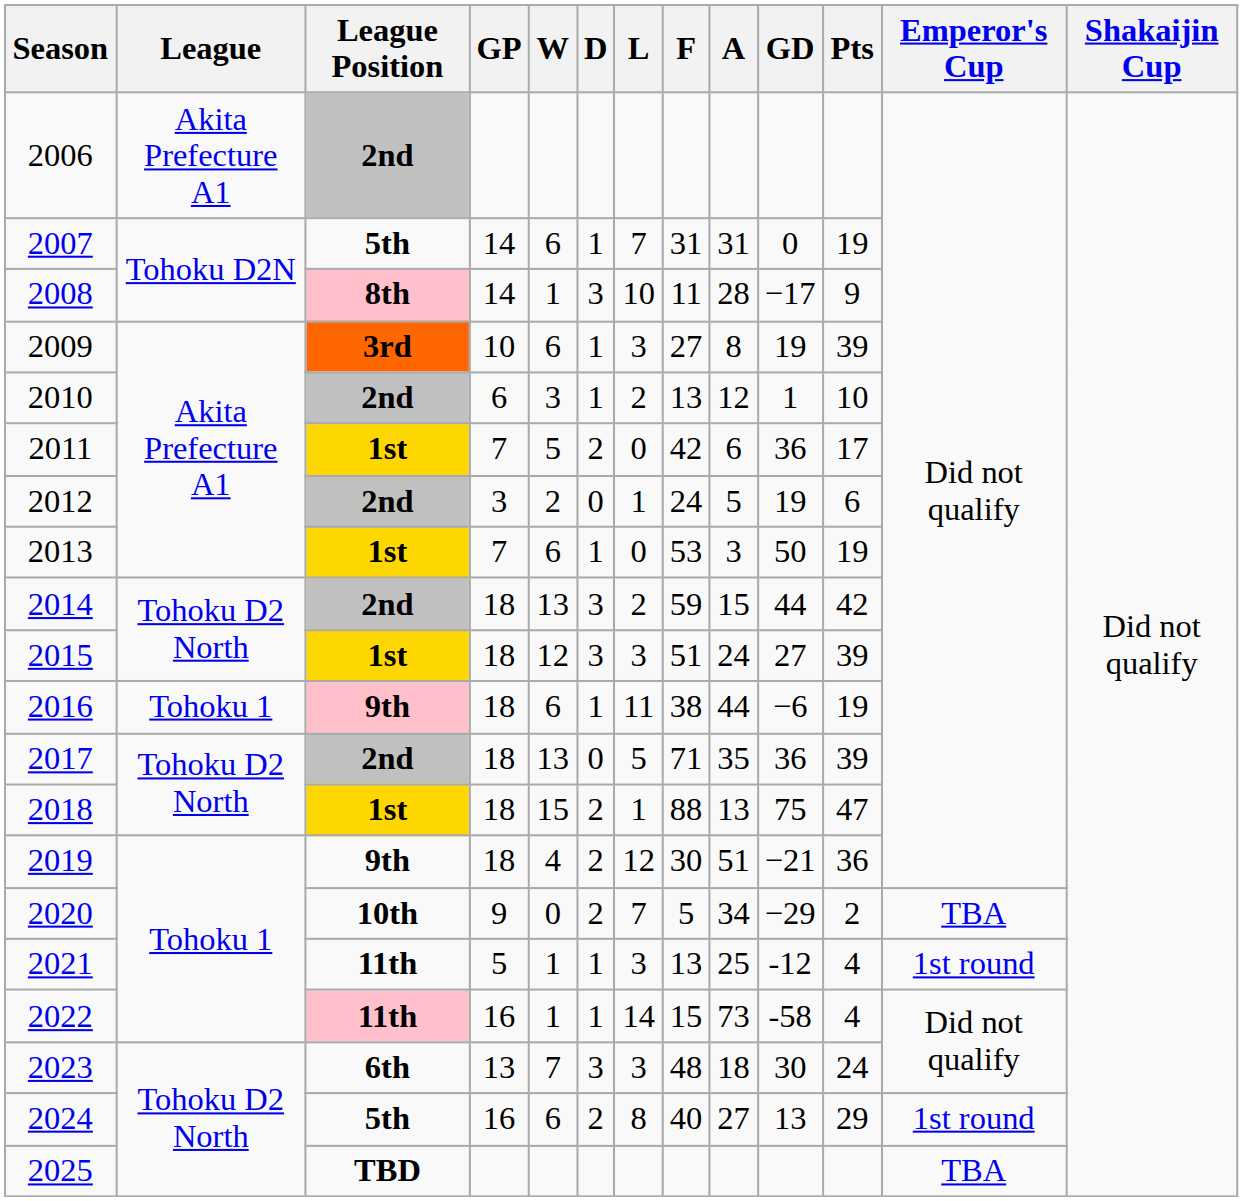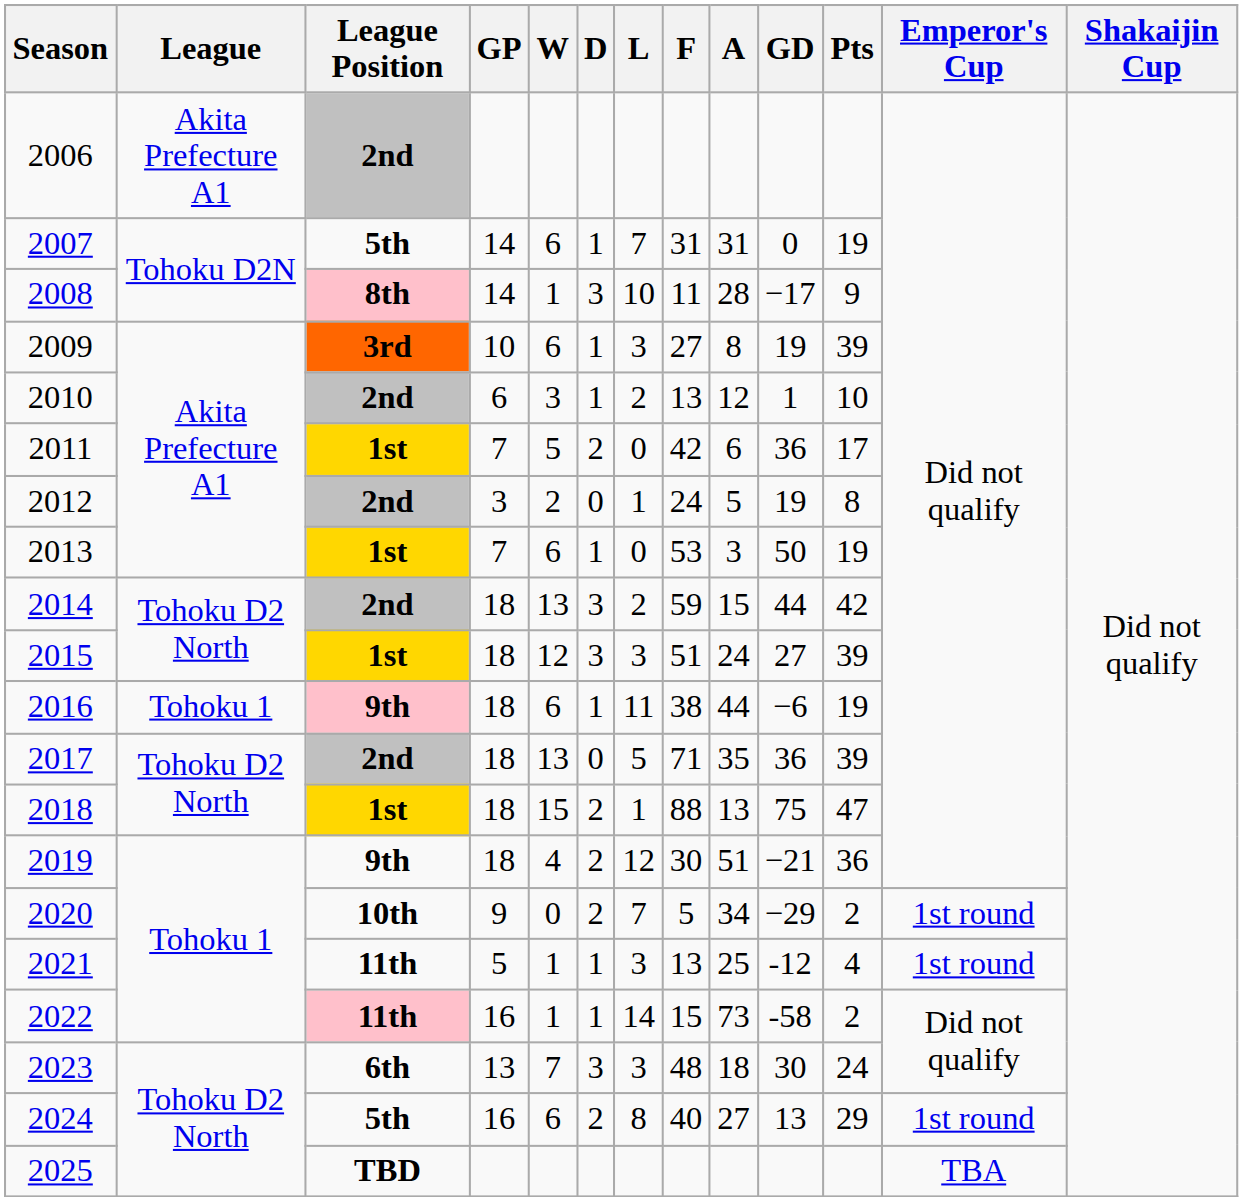(852, 500) 6 -> (852, 500) 8
(974, 912) TBA -> (974, 912) 1st round
(852, 1015) 4 -> (852, 1015) 2
